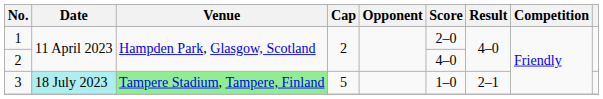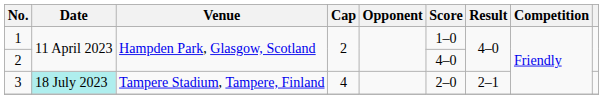(446, 37) 2–0 -> (446, 37) 1–0
(222, 82) lightgreen background -> (222, 82) no background
(344, 82) 5 -> (344, 82) 4
(446, 82) 1–0 -> (446, 82) 2–0
